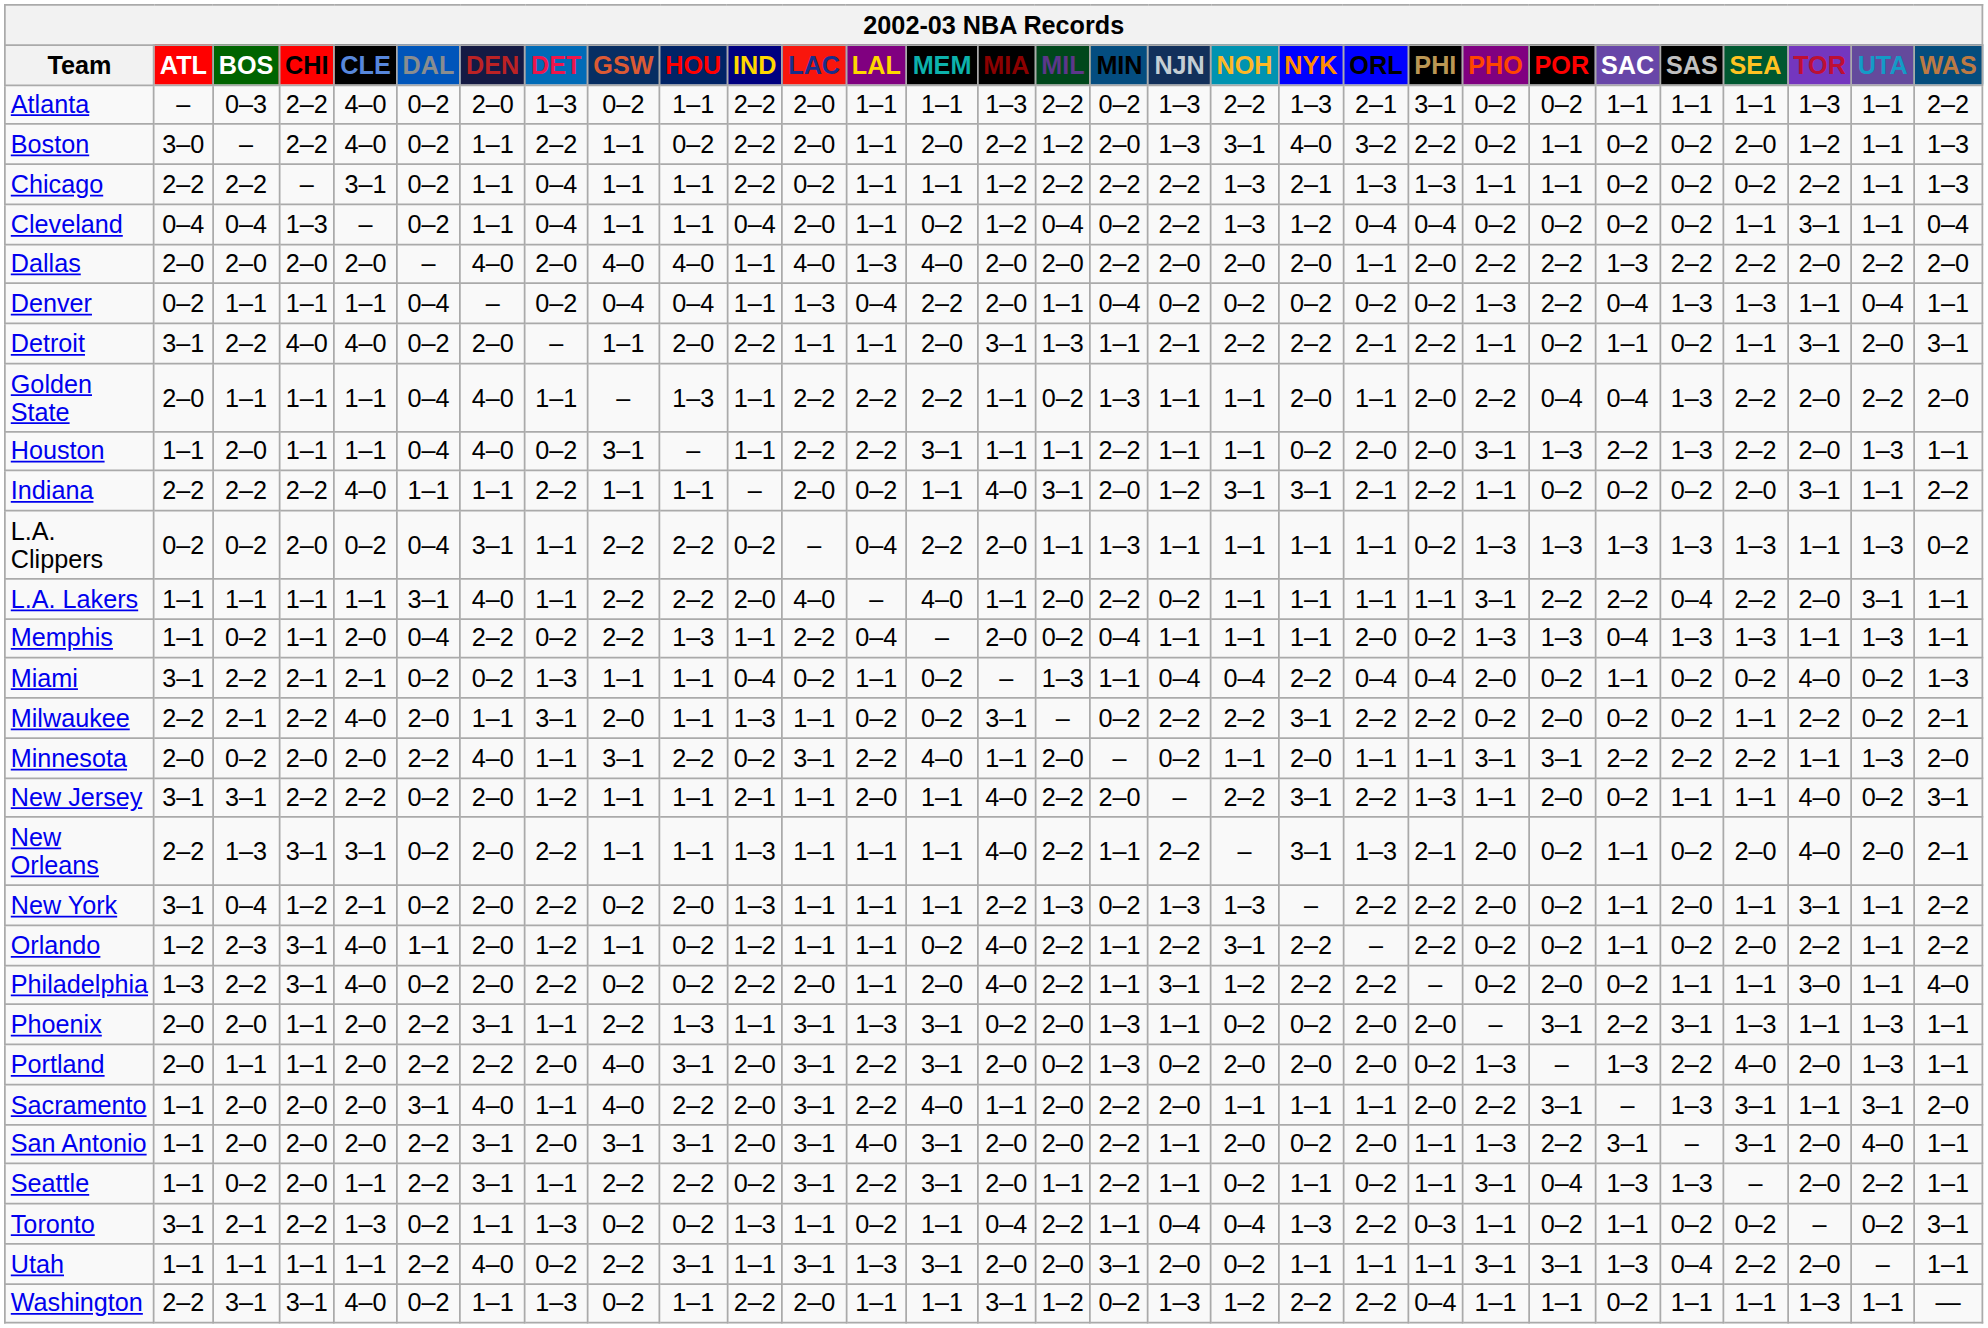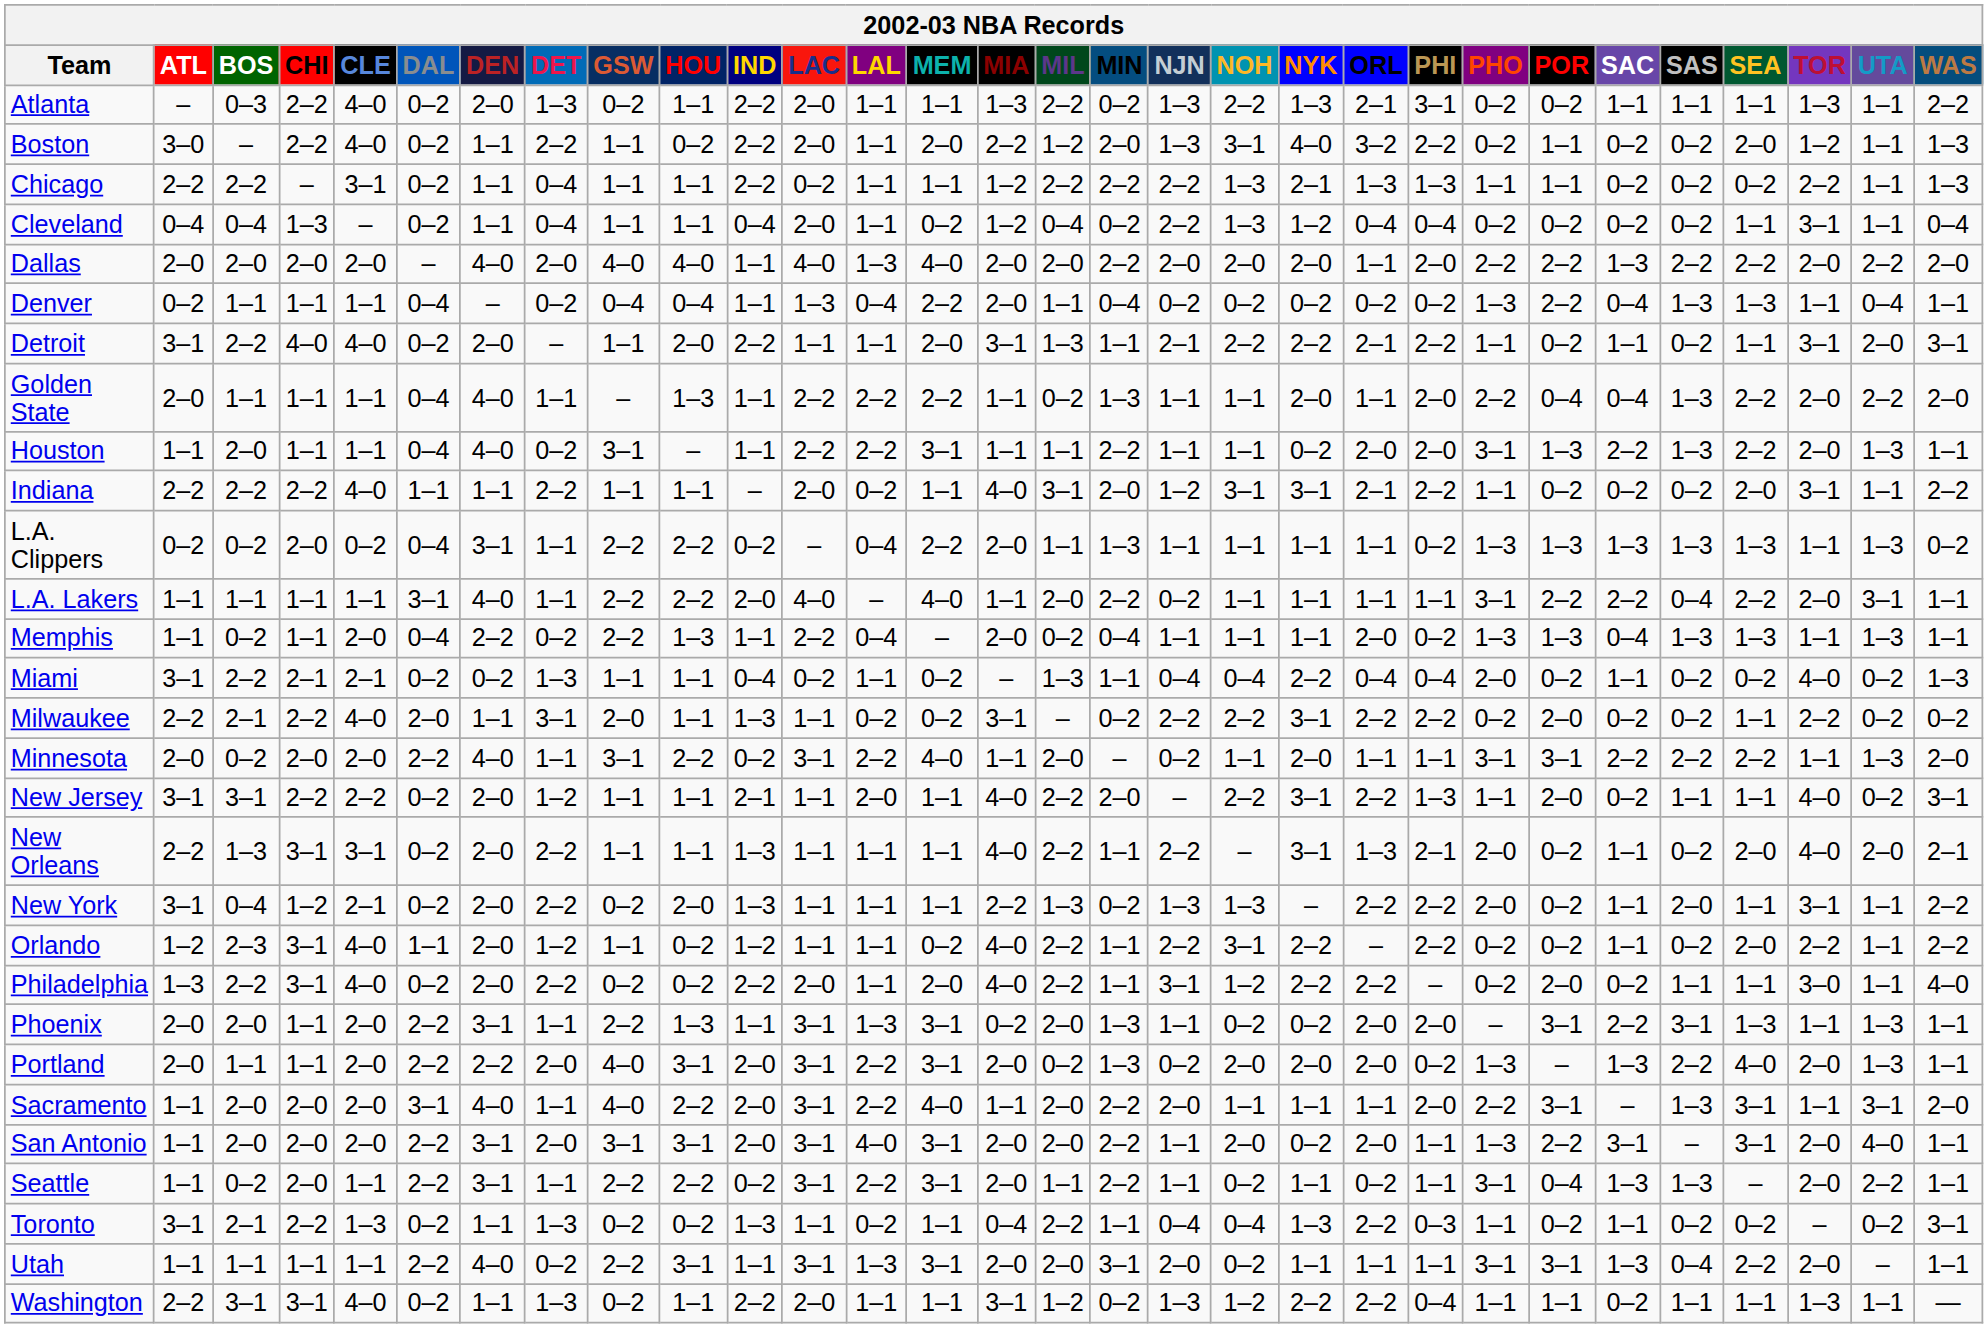(1948, 718) 2–1 -> (1948, 718) 0–2
